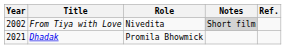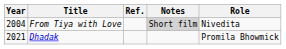columns swapped: (164, 11) <-> (269, 11)
(16, 24) 2002 -> (16, 24) 2004
